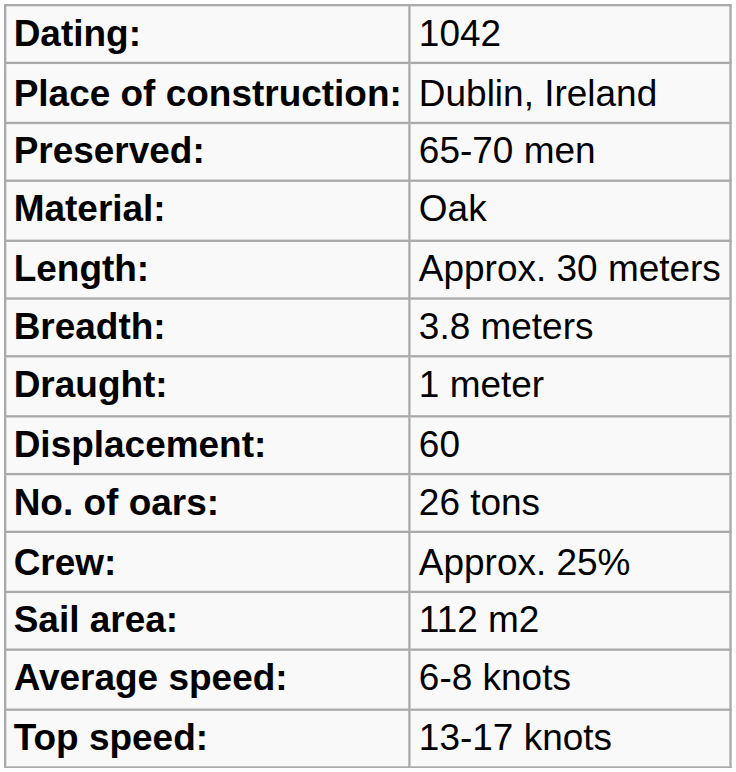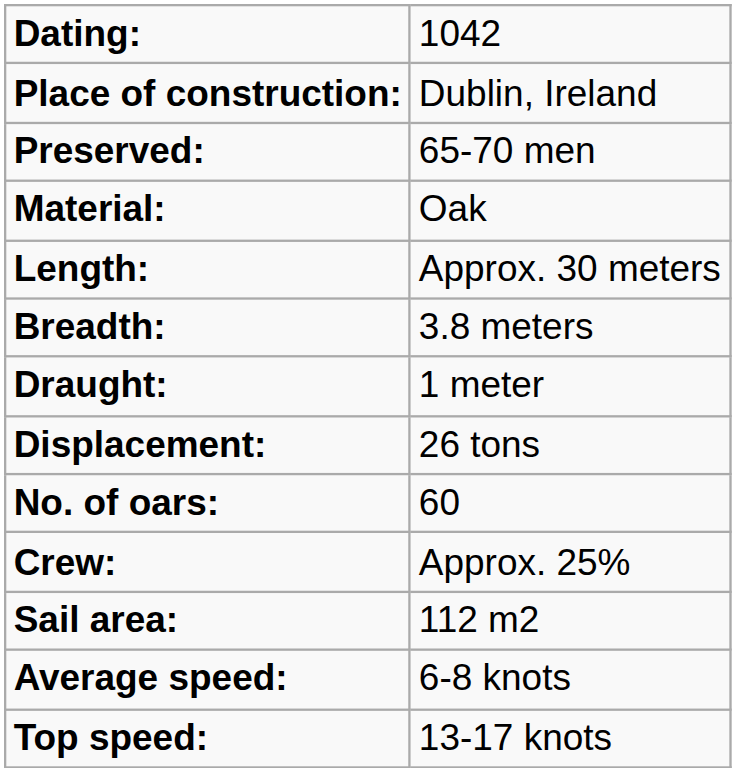(439, 444) 60 -> (479, 444) 26 tons
(479, 502) 26 tons -> (439, 502) 60
